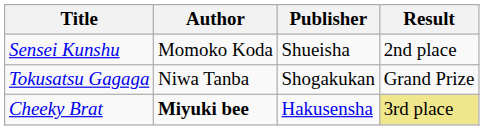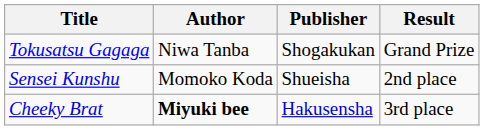rows swapped: (79, 79) <-> (64, 49)
(419, 109) khaki background -> (419, 109) no background
